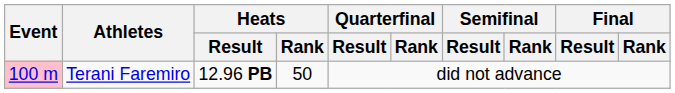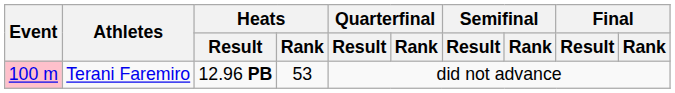(302, 75) 50 -> (302, 75) 53
